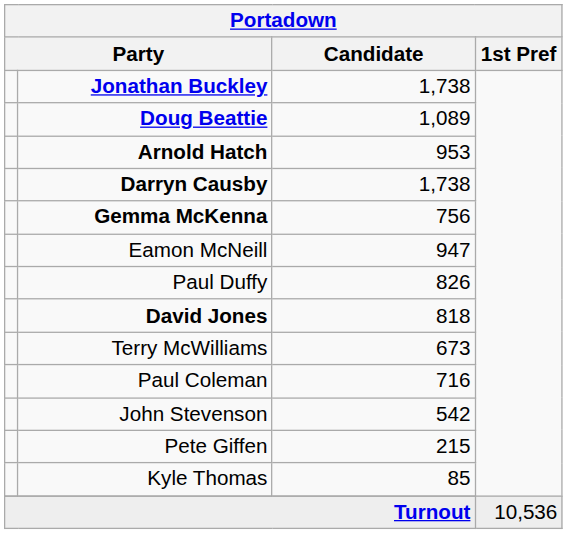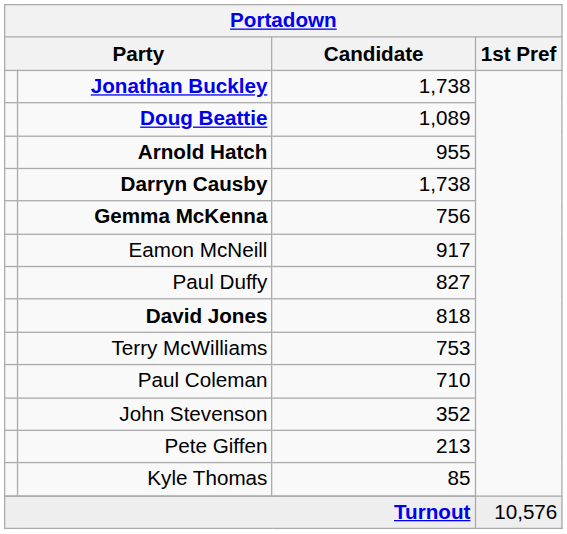(453, 151) 953 -> (453, 151) 955
(453, 250) 947 -> (453, 250) 917
(453, 282) 826 -> (453, 282) 827
(453, 348) 673 -> (453, 348) 753
(453, 380) 716 -> (453, 380) 710
(453, 413) 542 -> (453, 413) 352
(453, 446) 215 -> (453, 446) 213
(526, 511) 10,536 -> (526, 511) 10,576
